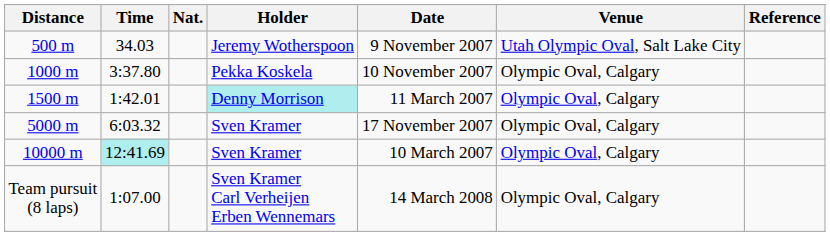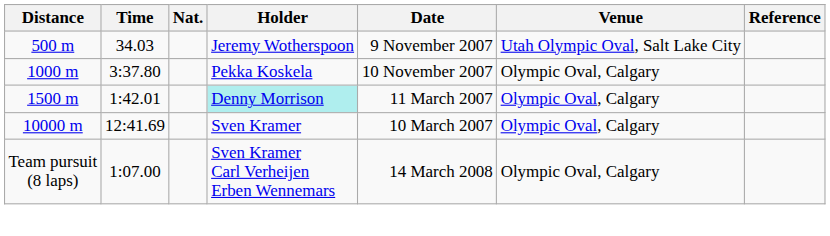- row: (53, 125)
(135, 152) paleturquoise background -> (135, 125) no background
